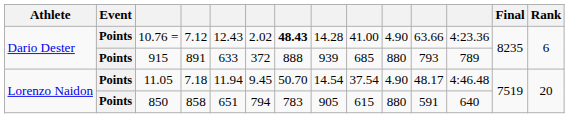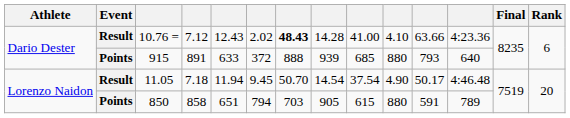(116, 37) Points -> (116, 37) Result
(396, 37) 4.90 -> (397, 37) 4.10
(470, 58) 789 -> (470, 58) 640
(116, 80) Points -> (116, 80) Result
(429, 80) 48.17 -> (430, 80) 50.17
(293, 102) 783 -> (294, 102) 703
(470, 102) 640 -> (470, 102) 789
